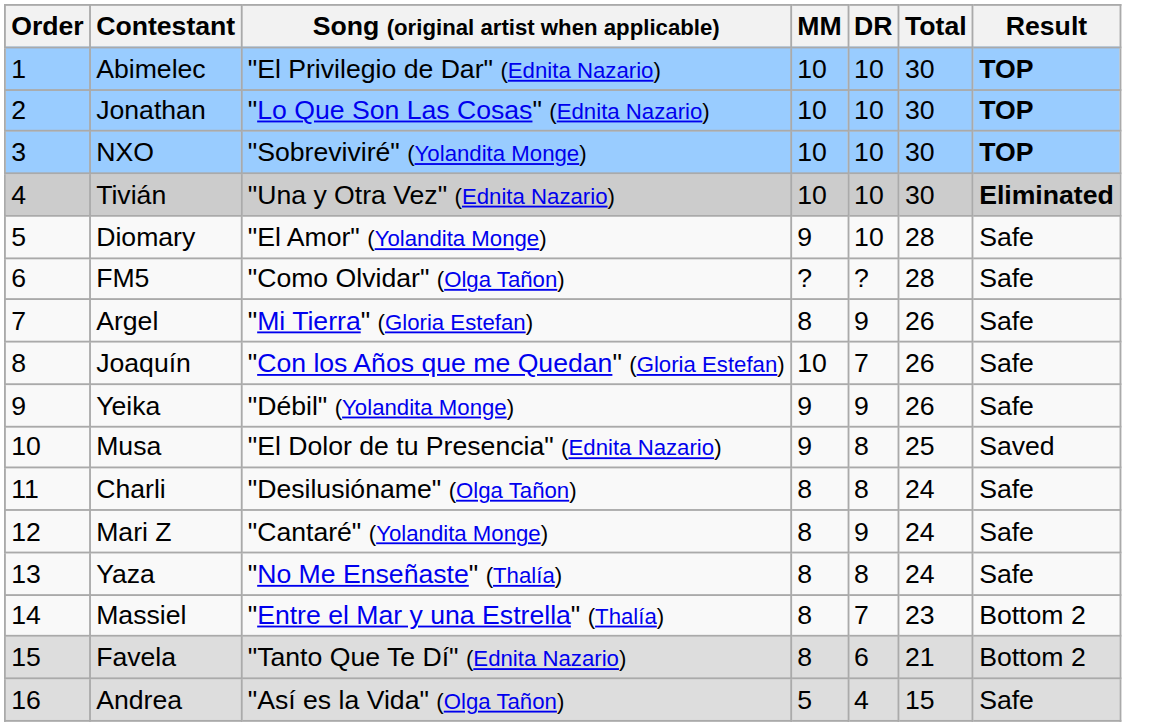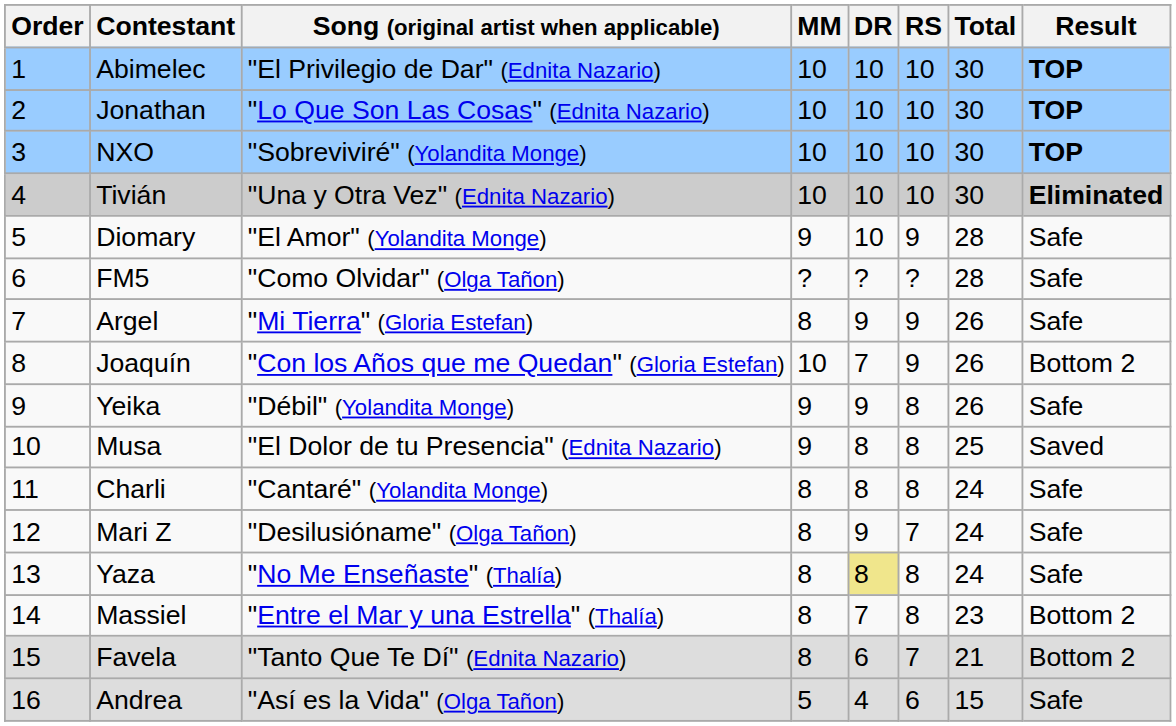+ column: (924, 26)
(1007, 363) Safe -> (1082, 363) Bottom 2
(412, 489) "Desilusióname" (Olga Tañon) -> (398, 489) "Cantaré" (Yolandita Monge)
(398, 531) "Cantaré" (Yolandita Monge) -> (412, 531) "Desilusióname" (Olga Tañon)
(861, 573) no background -> (861, 573) khaki background
